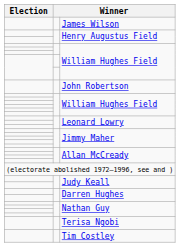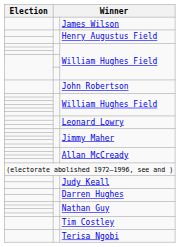rows swapped: (29, 223) <-> (29, 236)
